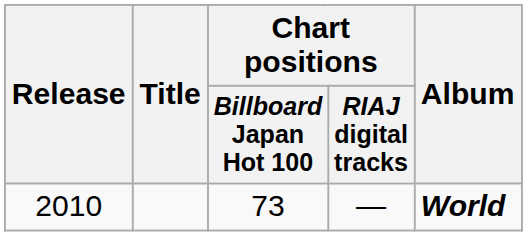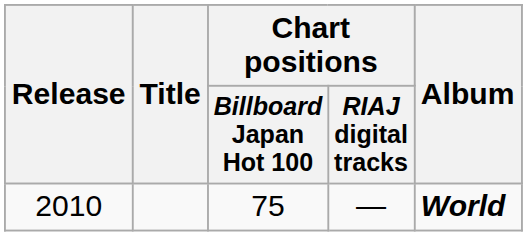(268, 206) 73 -> (268, 206) 75
